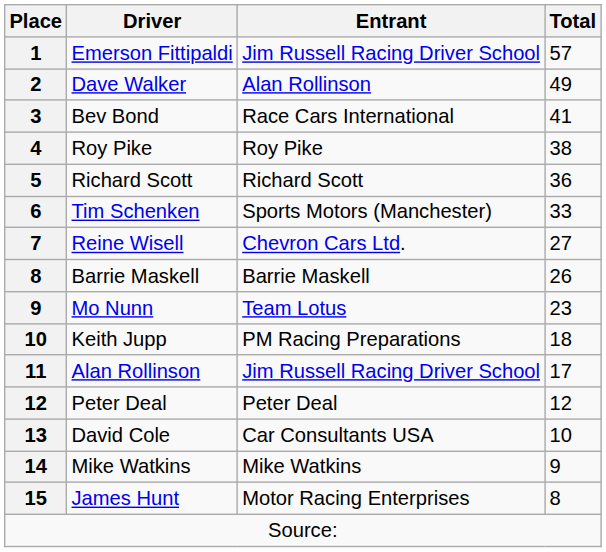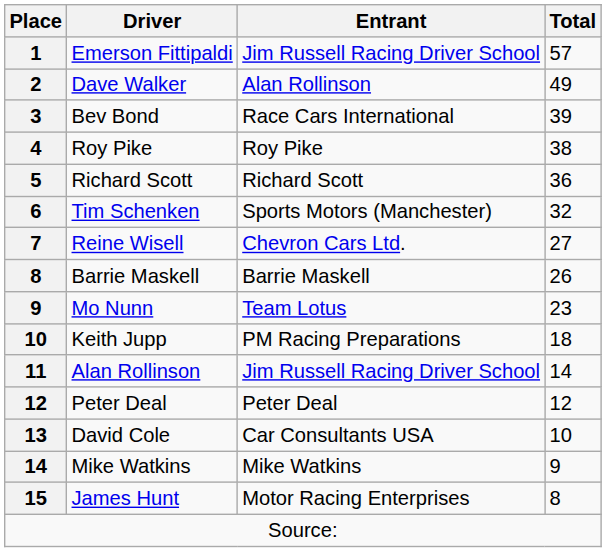(561, 117) 41 -> (561, 117) 39
(561, 212) 33 -> (561, 212) 32
(561, 371) 17 -> (561, 371) 14
